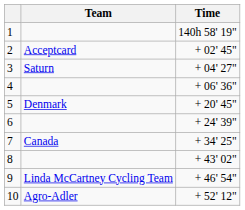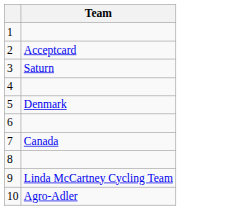- column: (207, 13)
